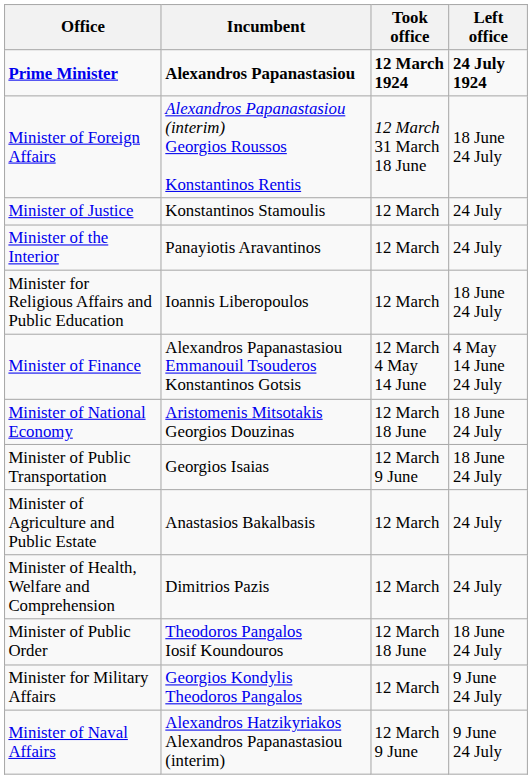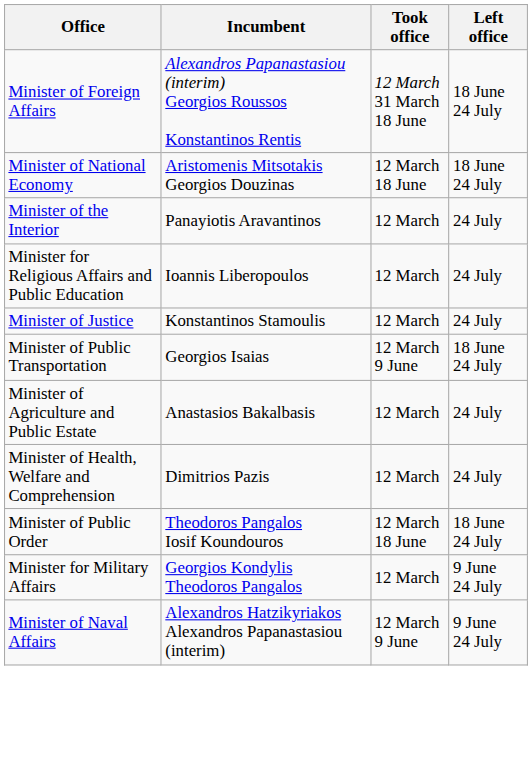- row: (63, 72)
rows swapped: (71, 211) <-> (77, 421)
(479, 302) 18 June 24 July -> (478, 275) 24 July
- row: (75, 366)
